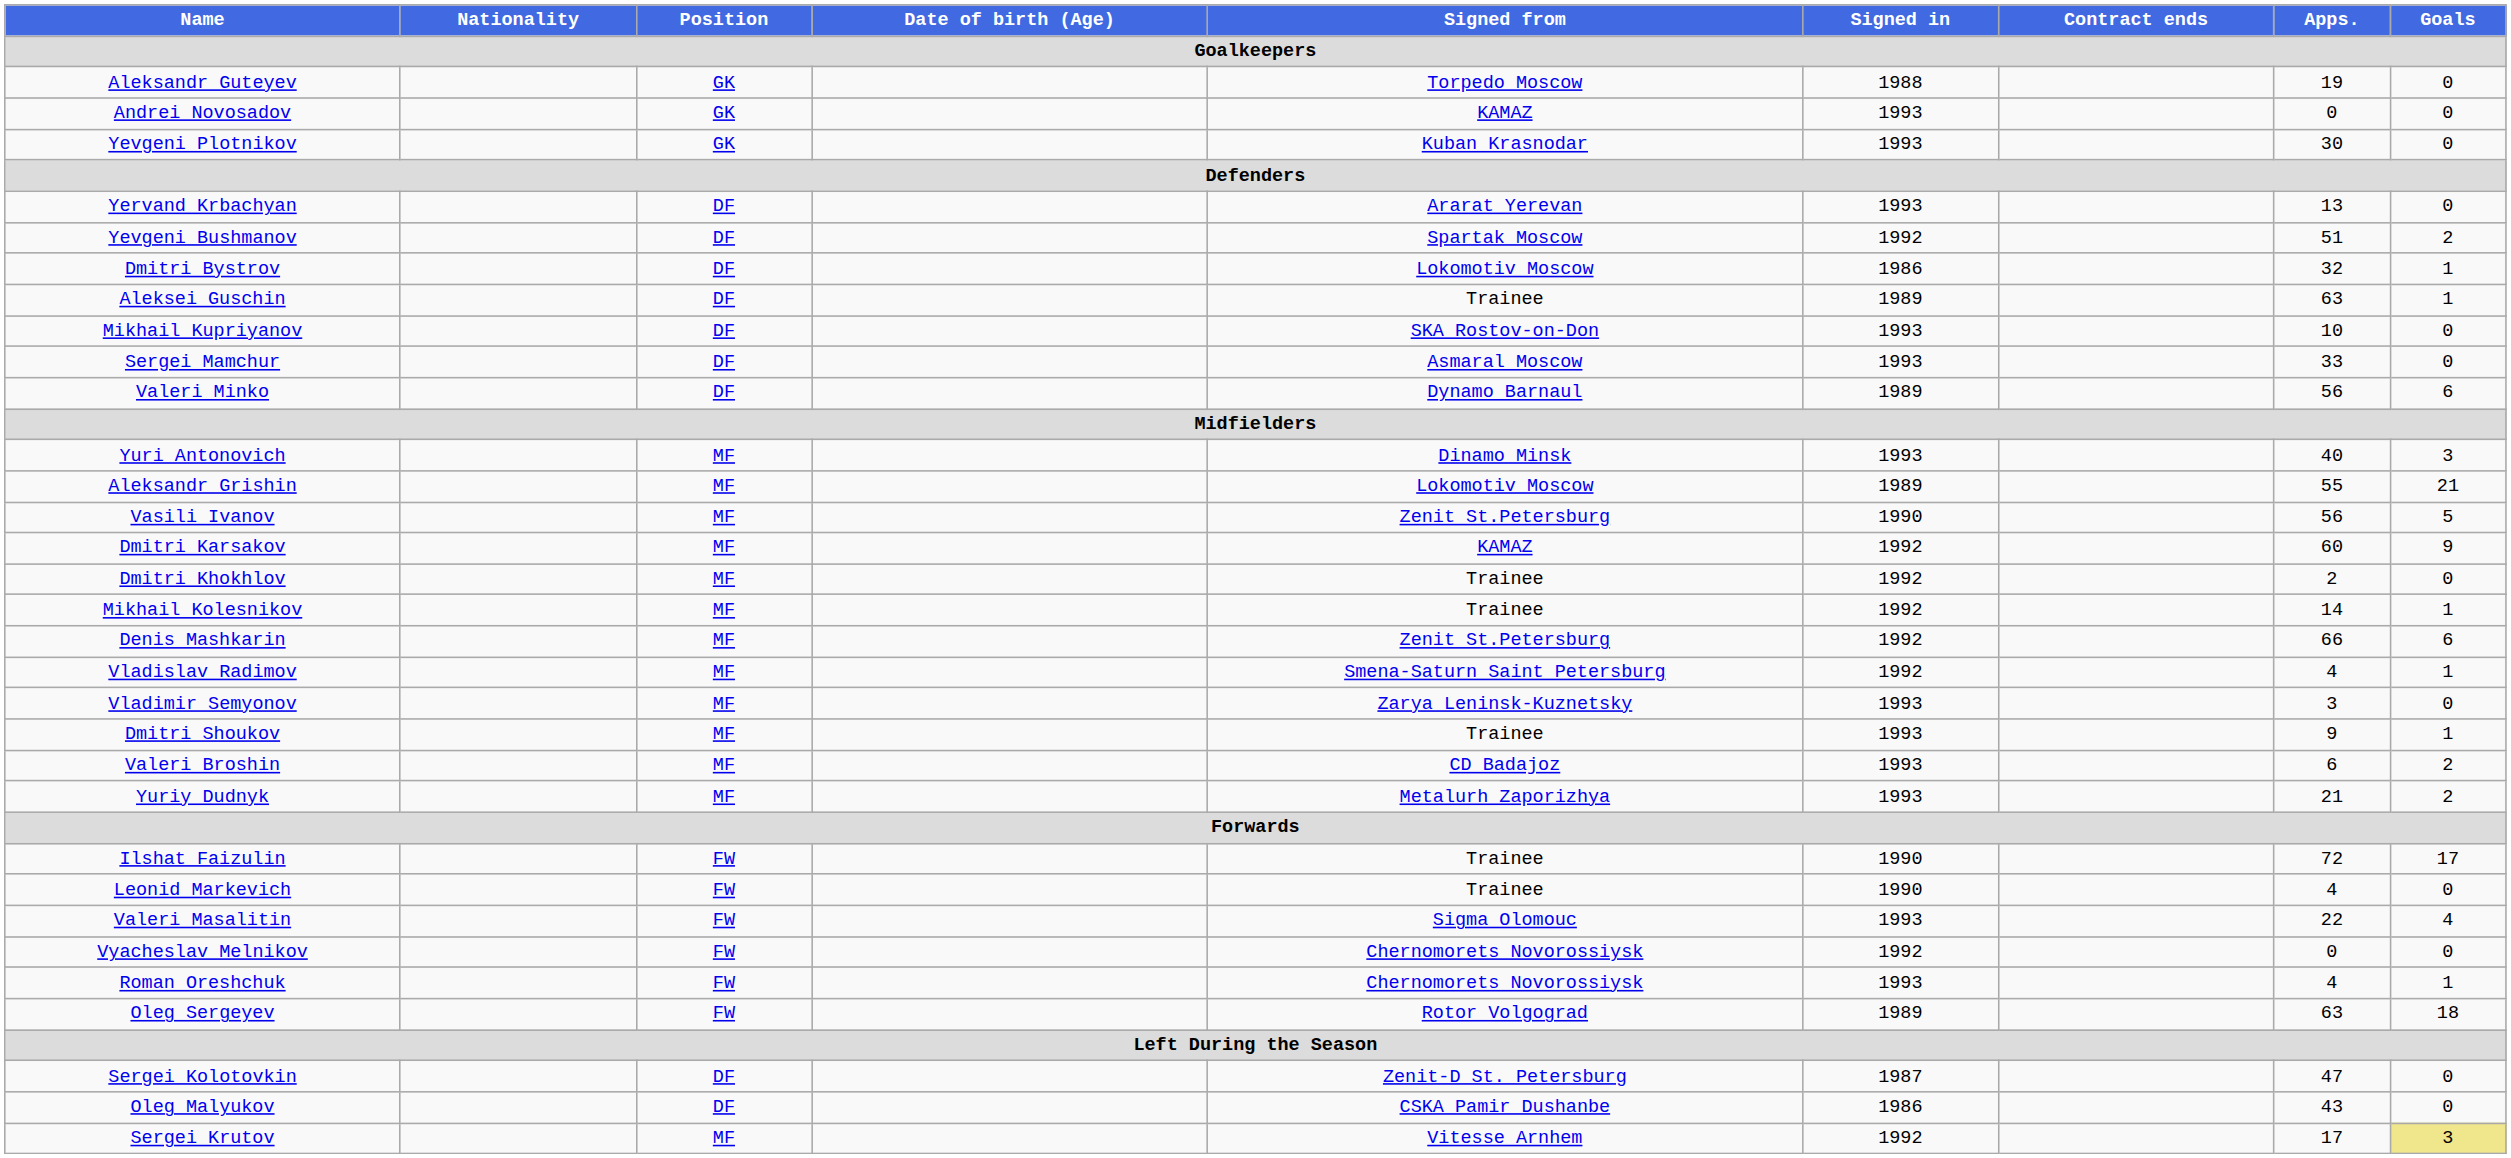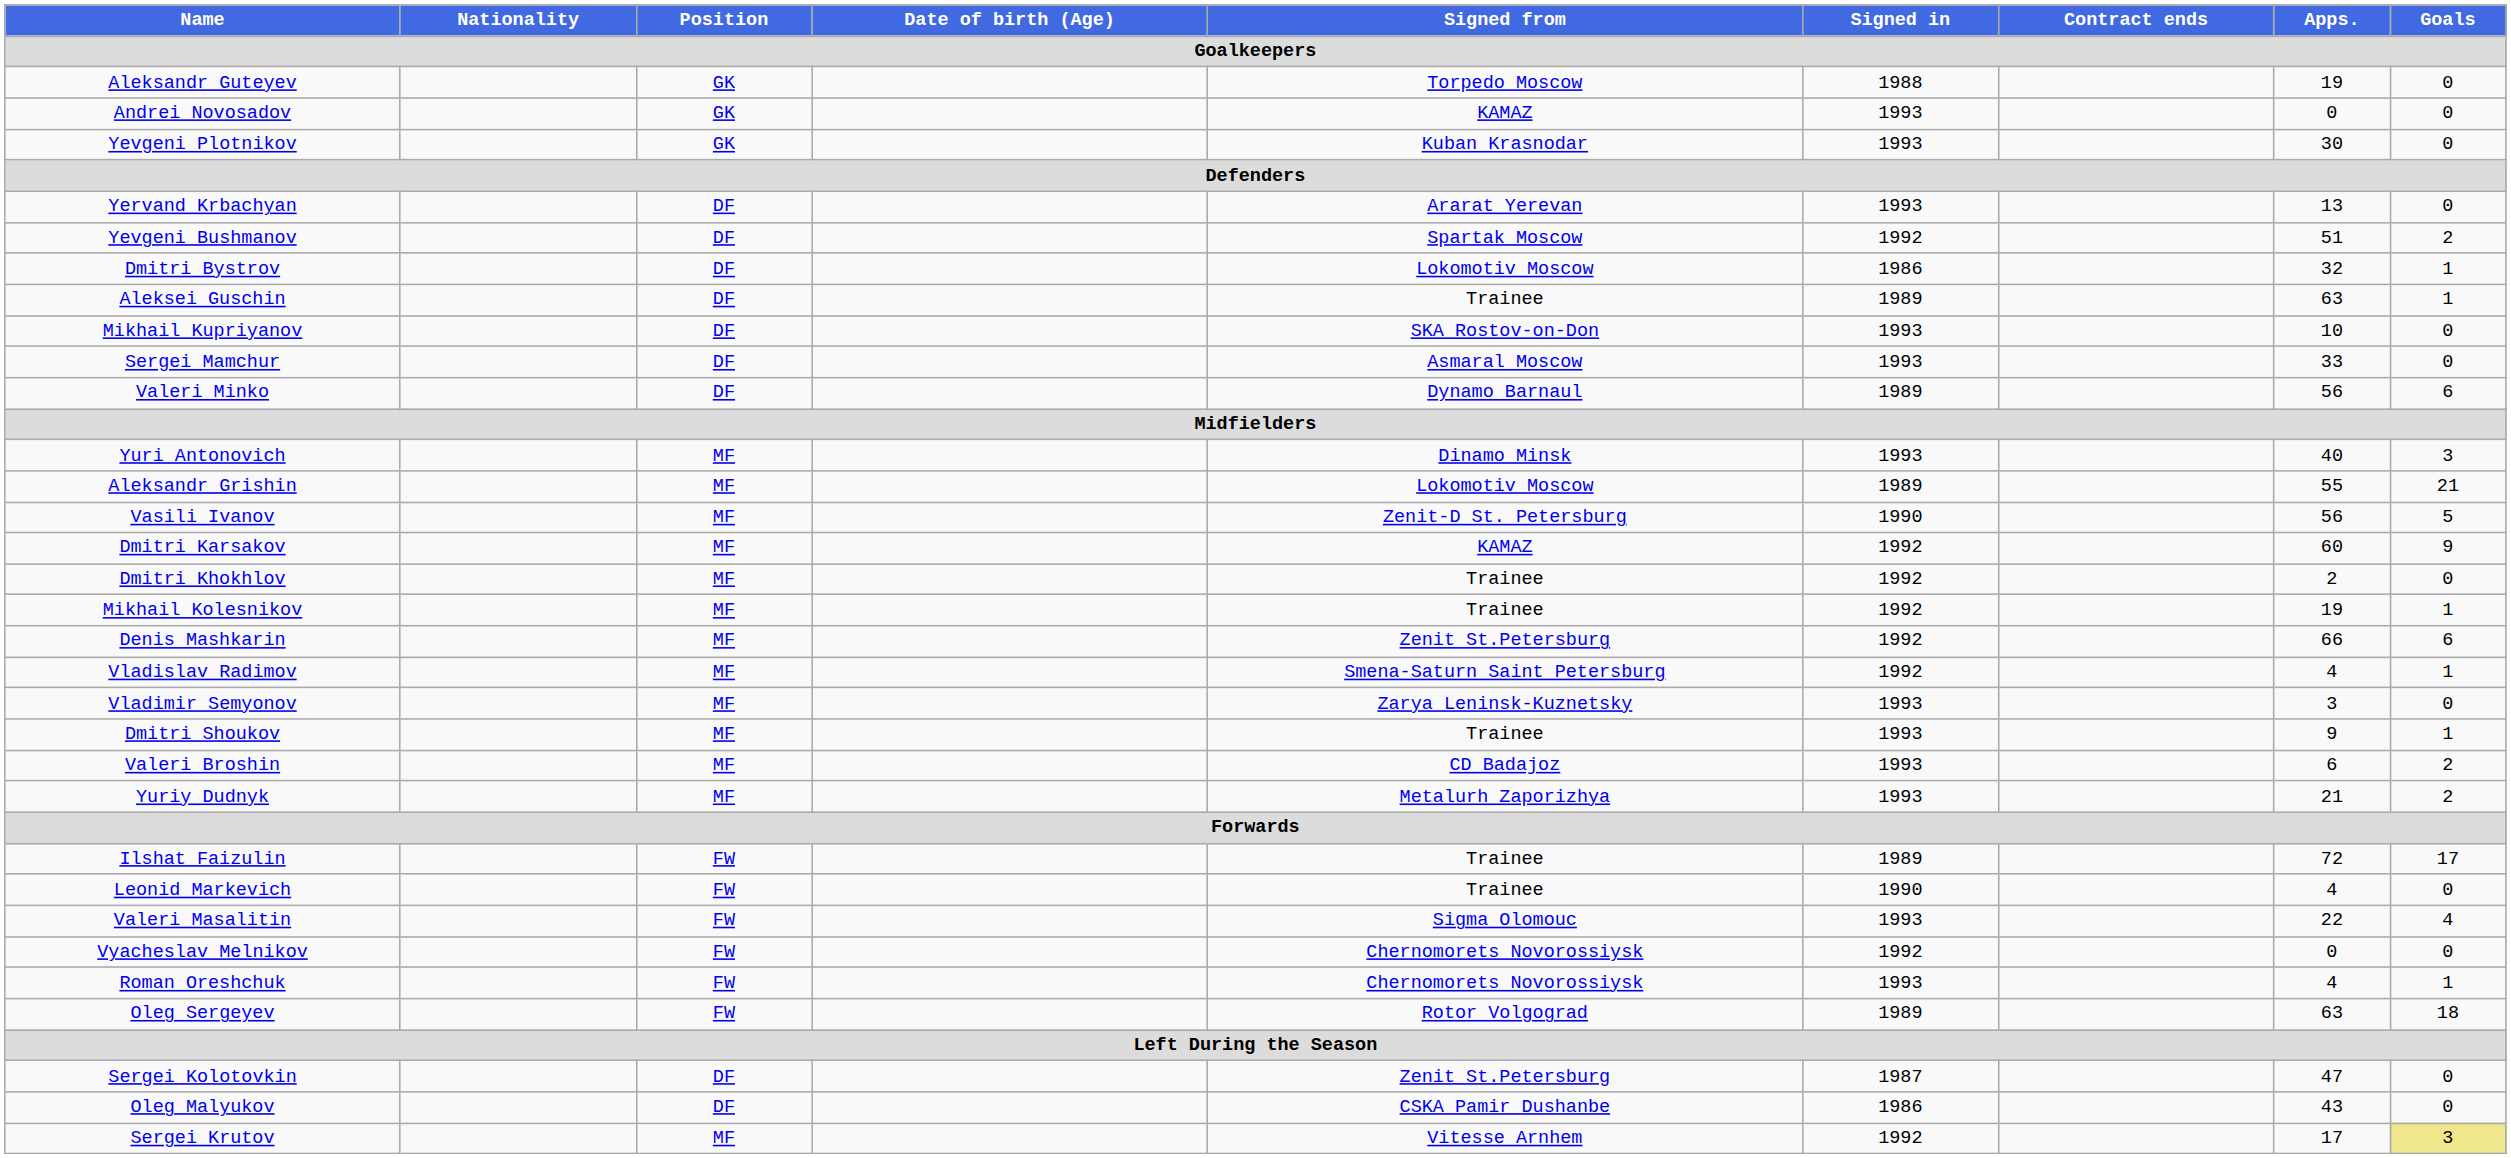(1505, 517) Zenit St.Petersburg -> (1505, 517) Zenit-D St. Petersburg
(2332, 610) 14 -> (2332, 610) 19
(1900, 859) 1990 -> (1900, 859) 1989
(1505, 1076) Zenit-D St. Petersburg -> (1505, 1076) Zenit St.Petersburg
